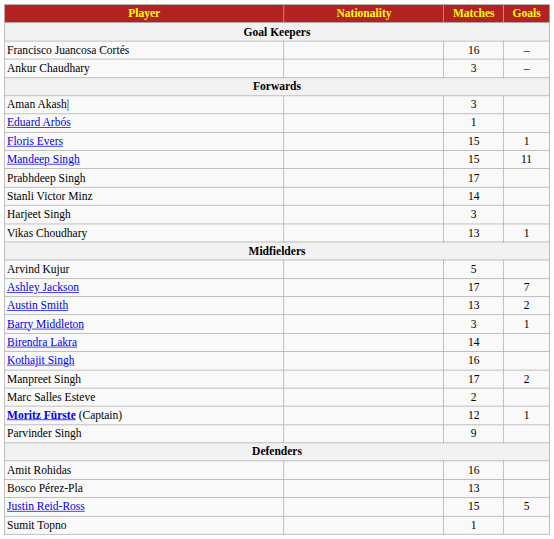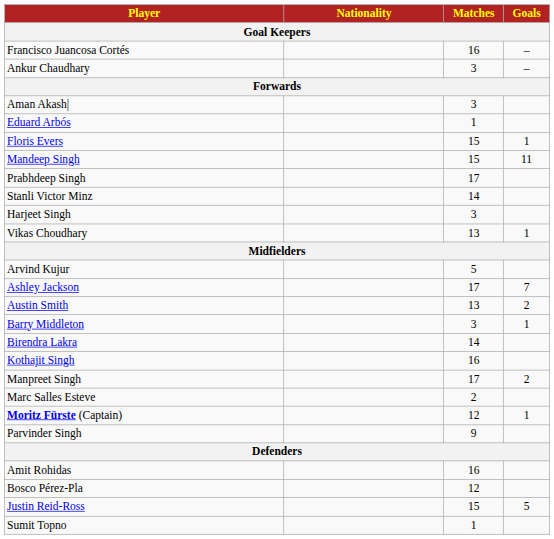(474, 488) 13 -> (474, 488) 12
